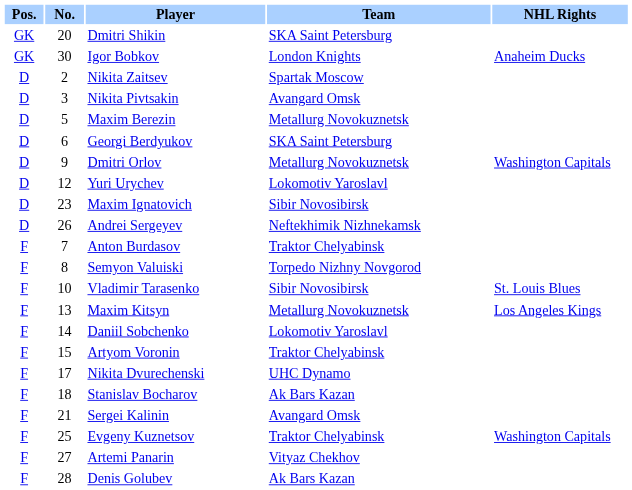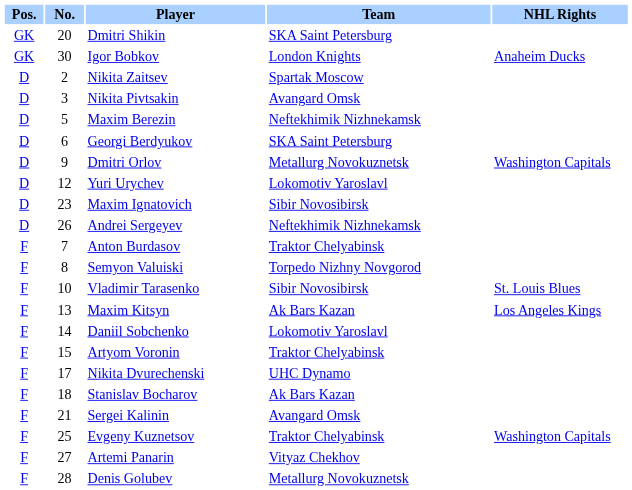(339, 120) Metallurg Novokuznetsk -> (345, 120) Neftekhimik Nizhnekamsk
(339, 310) Metallurg Novokuznetsk -> (312, 310) Ak Bars Kazan
(312, 479) Ak Bars Kazan -> (339, 479) Metallurg Novokuznetsk
